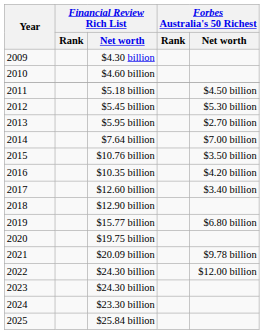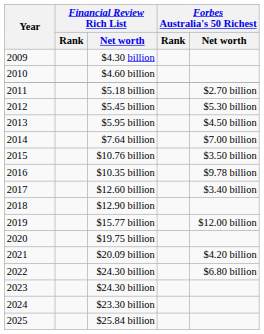(230, 90) $4.50 billion -> (230, 90) $2.70 billion
(230, 123) $2.70 billion -> (230, 123) $4.50 billion
(230, 172) $4.20 billion -> (230, 172) $9.78 billion
(230, 222) $6.80 billion -> (227, 222) $12.00 billion
(230, 255) $9.78 billion -> (230, 255) $4.20 billion
(227, 271) $12.00 billion -> (230, 271) $6.80 billion
